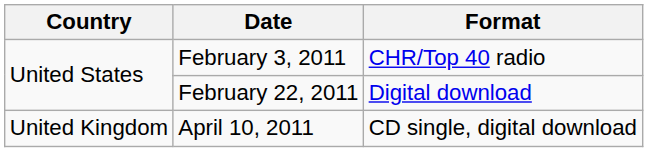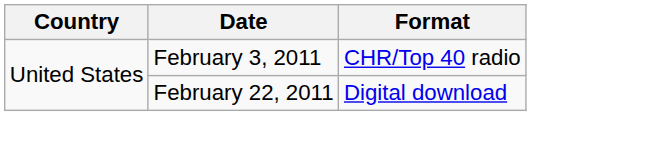- row: (246, 127)
